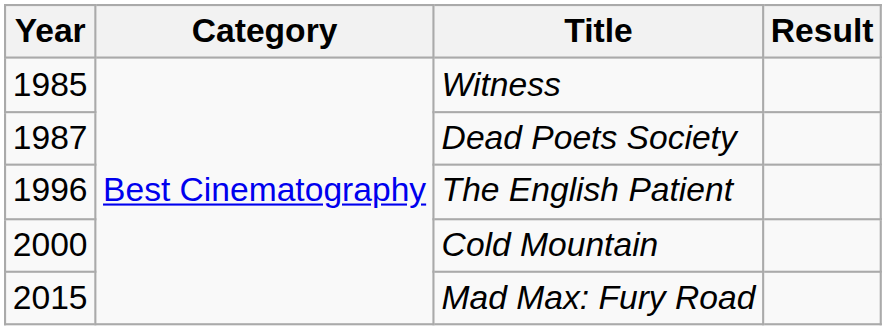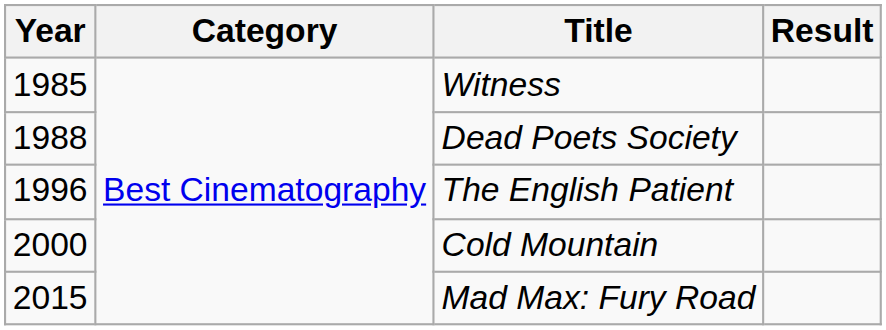(50, 137) 1987 -> (50, 137) 1988
